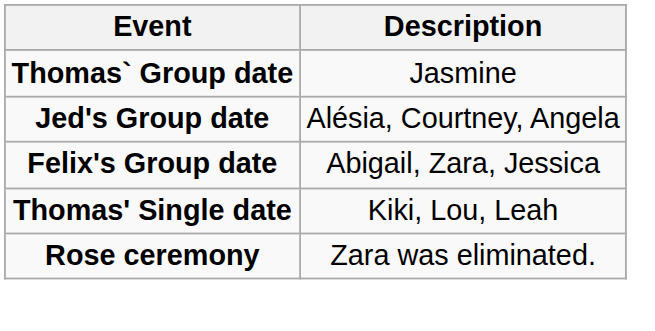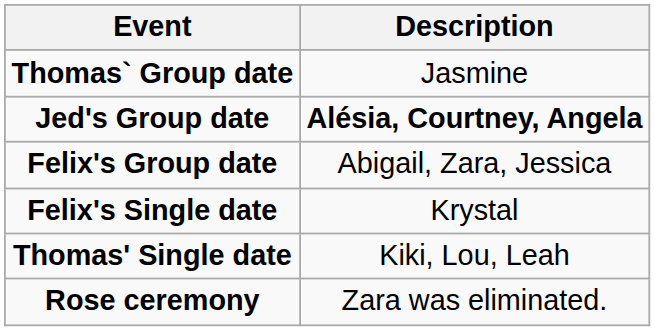(463, 118) normal -> (474, 118) bold
+ row: (152, 210)
